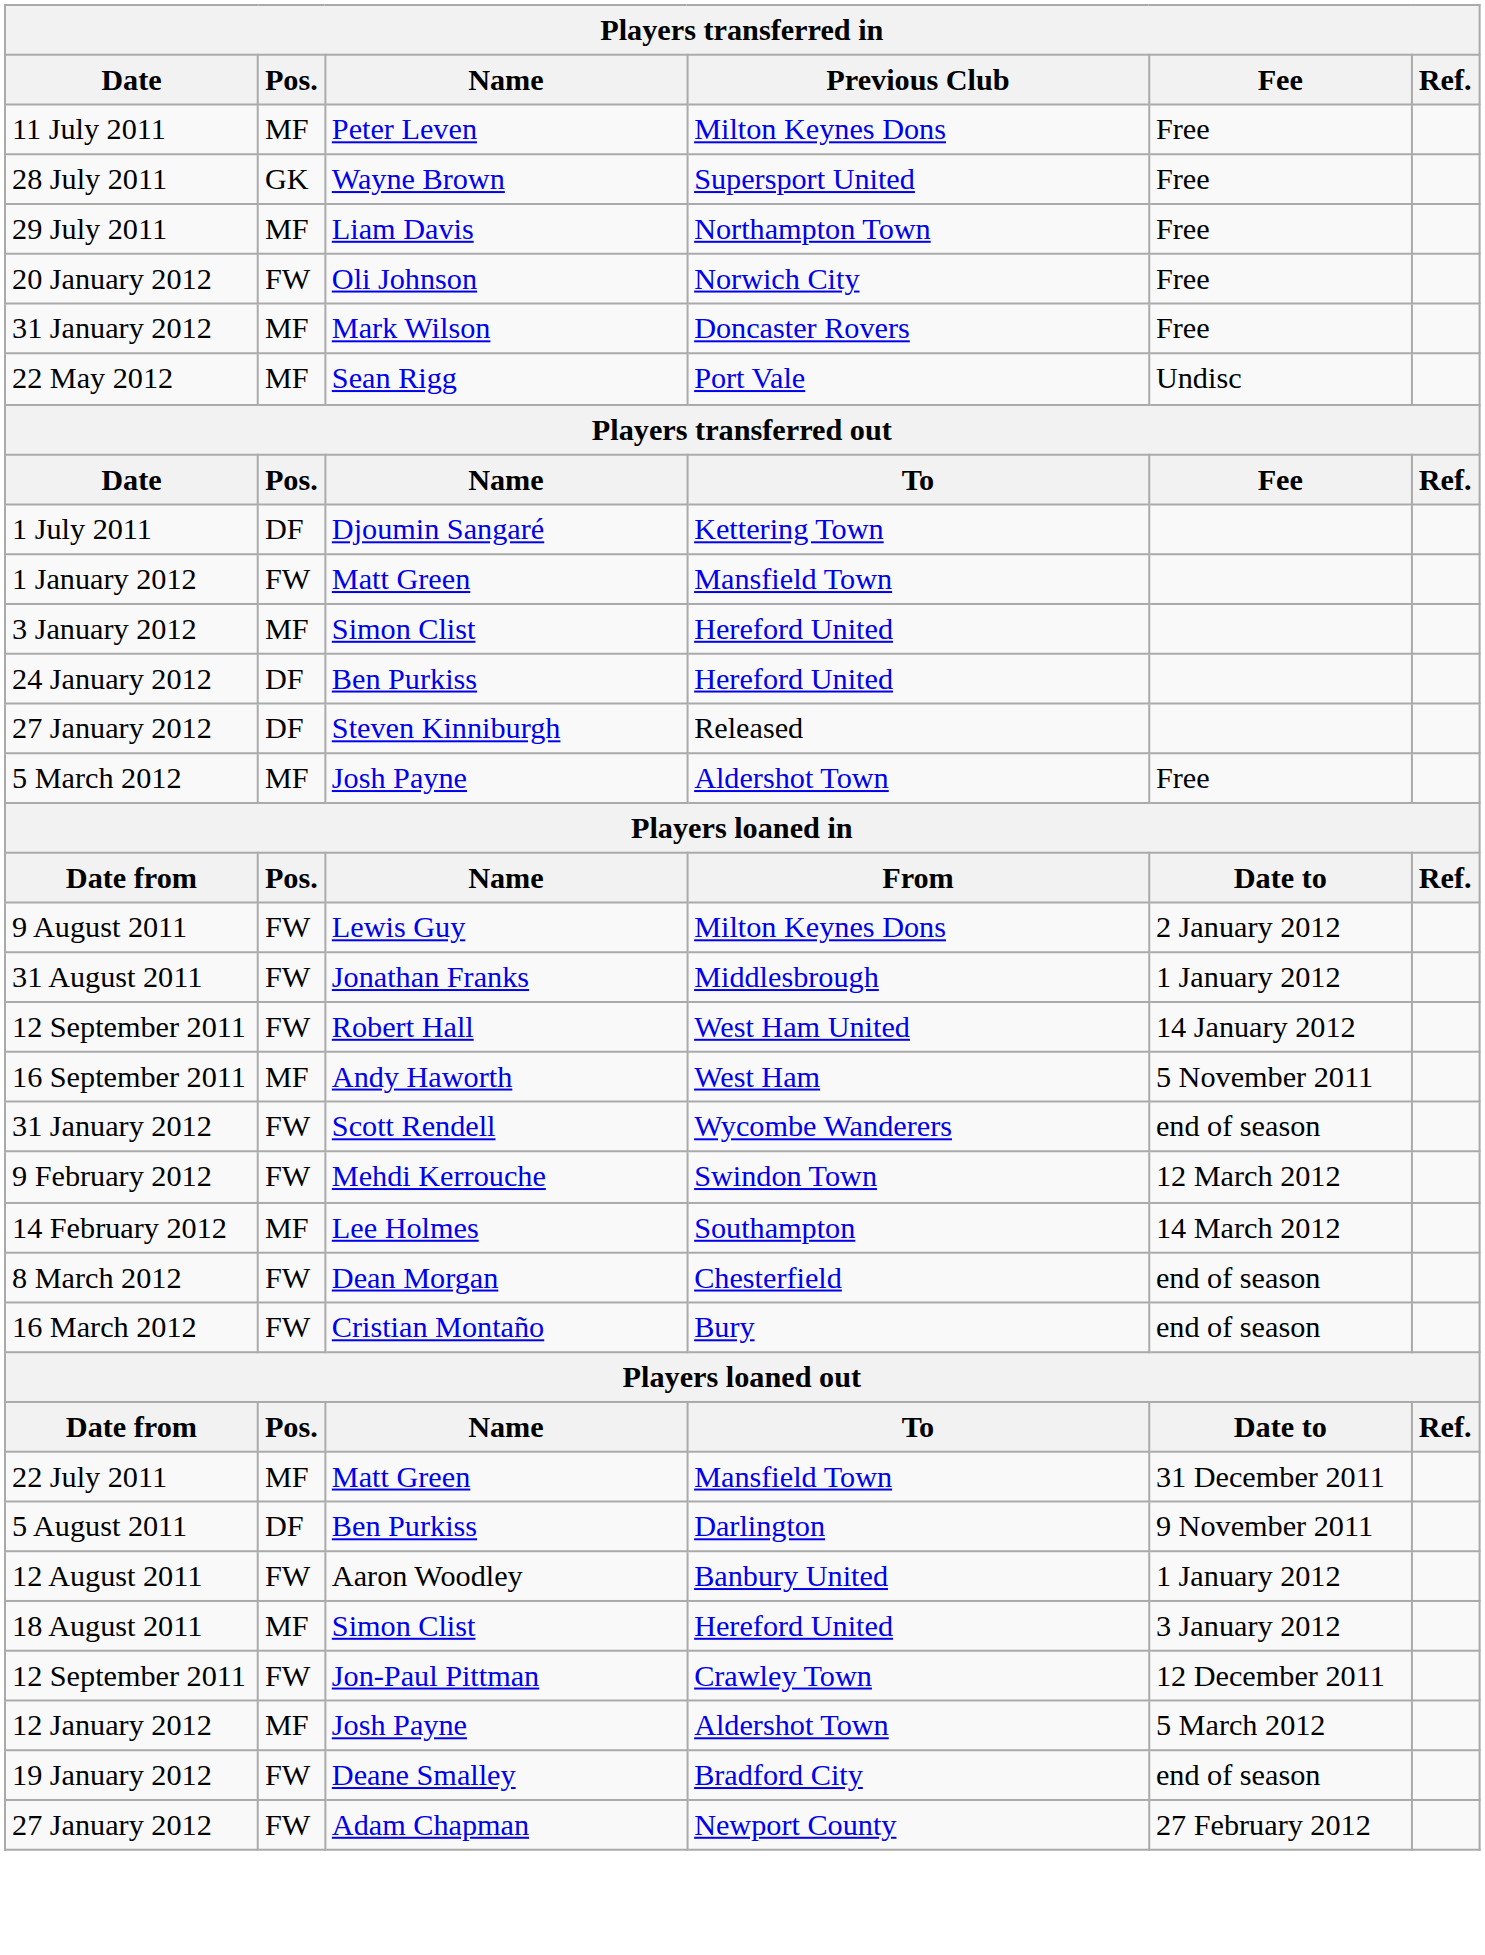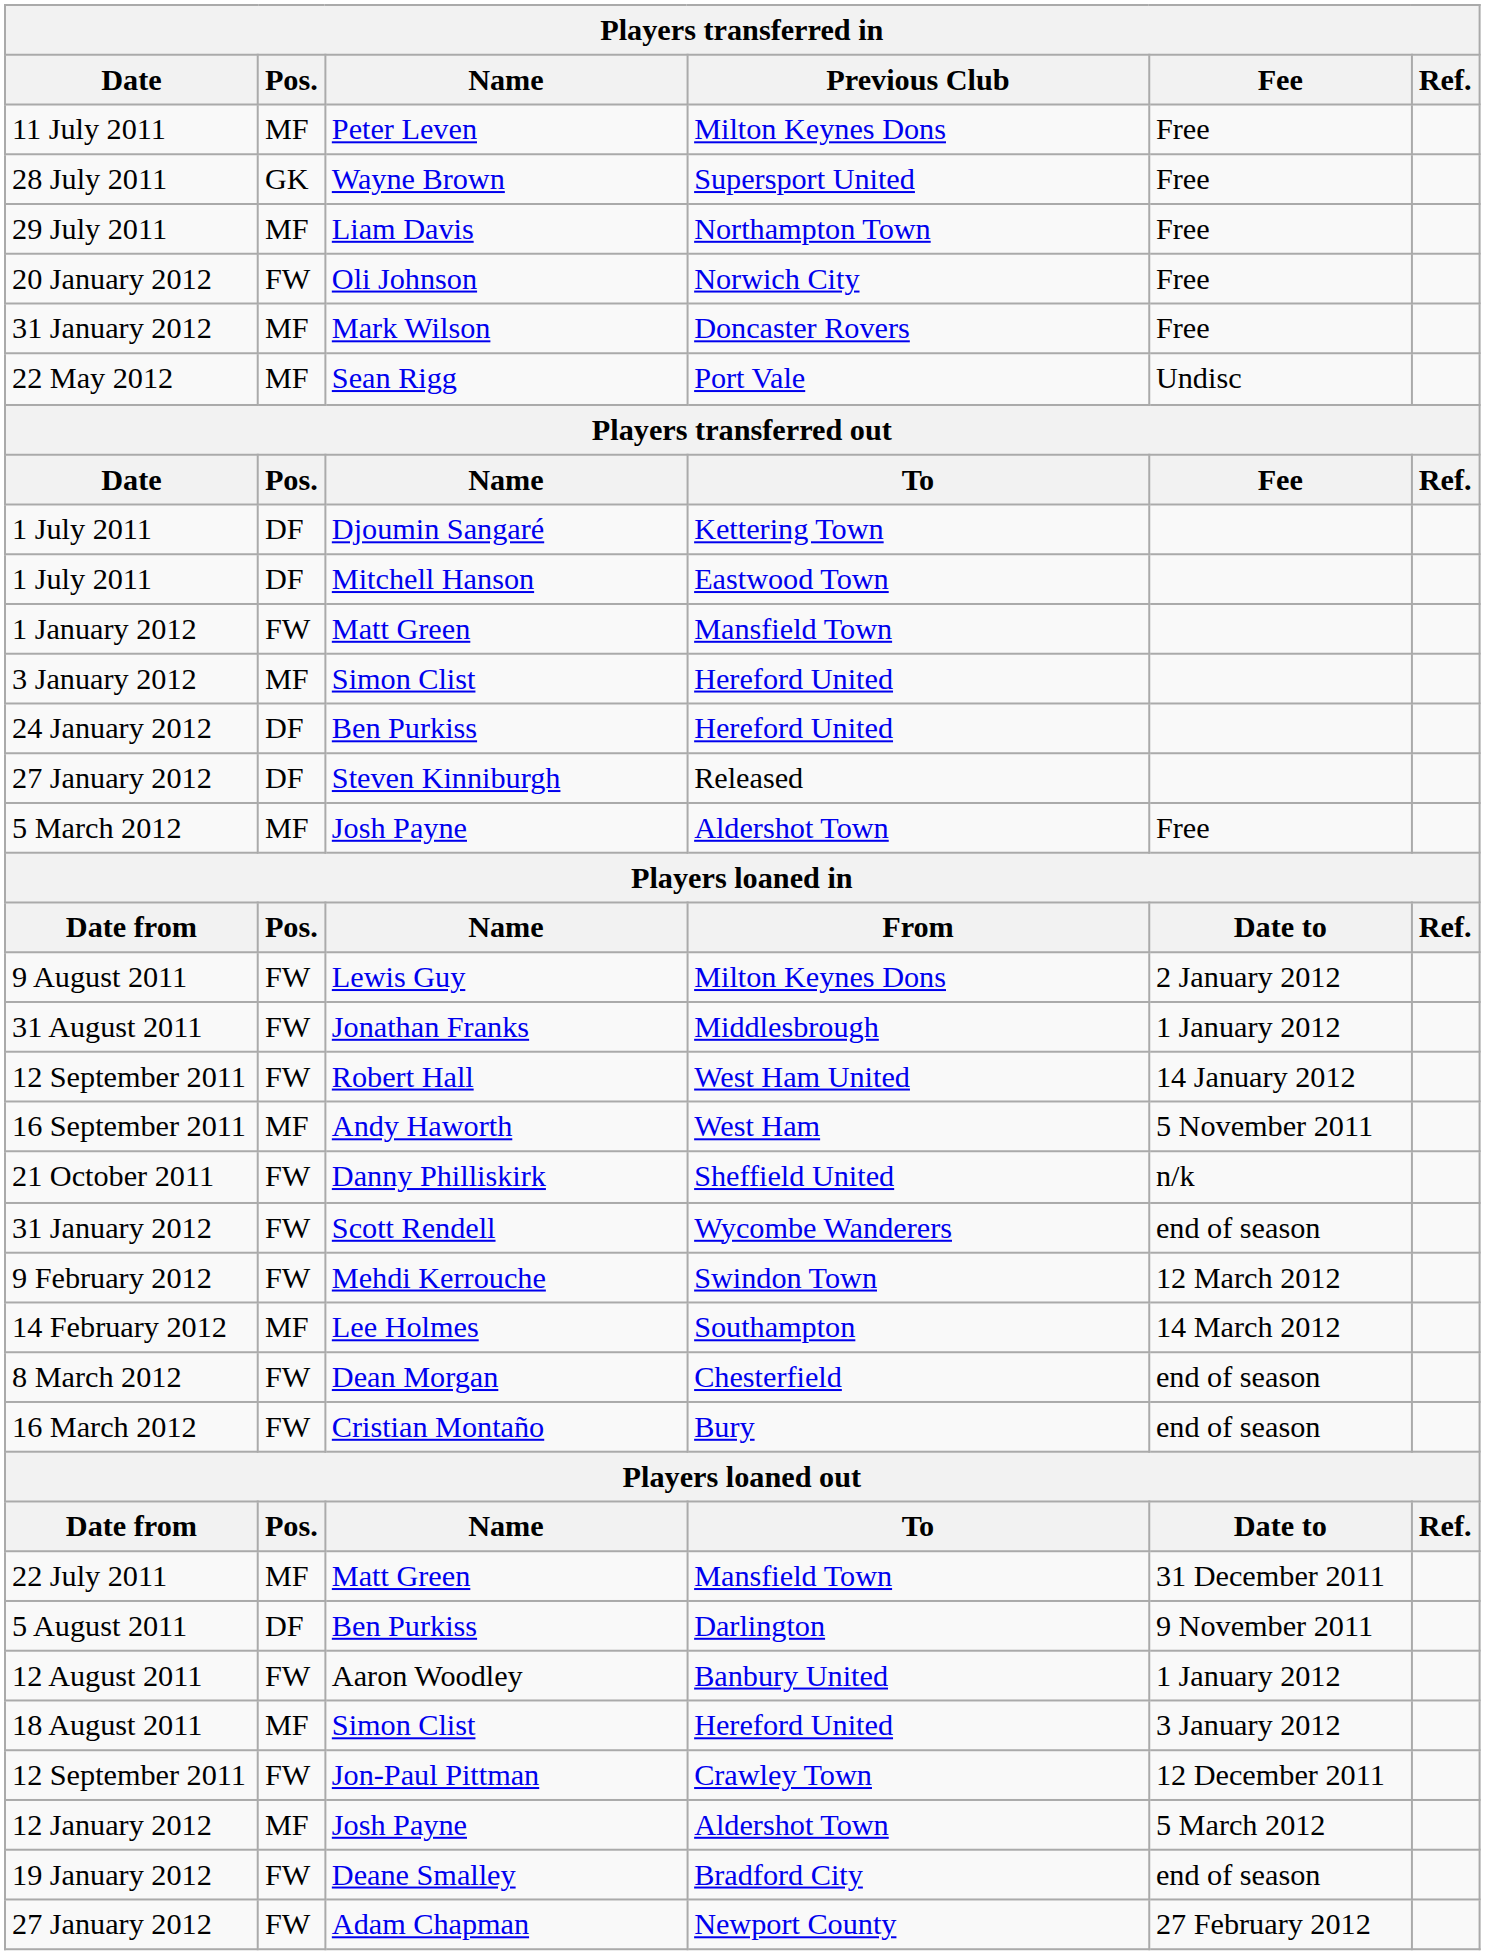+ row: (82, 578)
+ row: (113, 1176)
